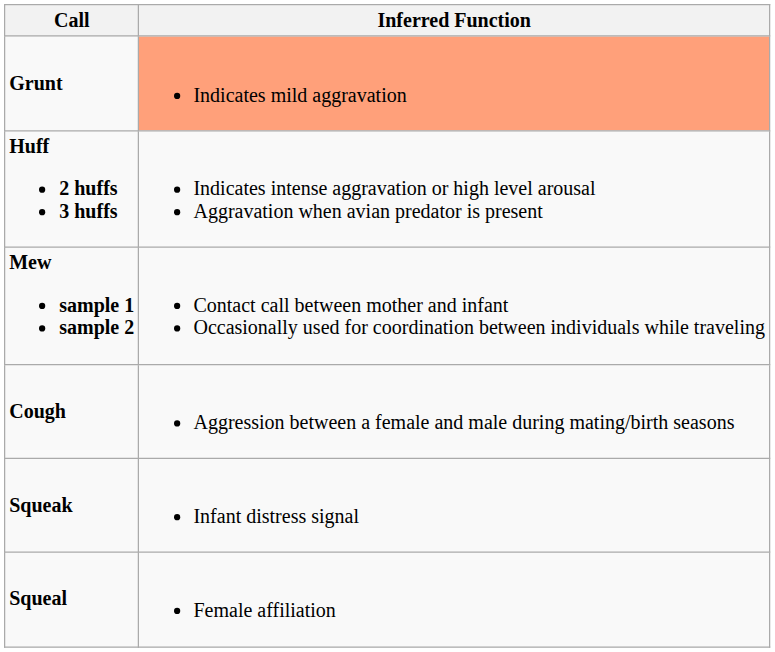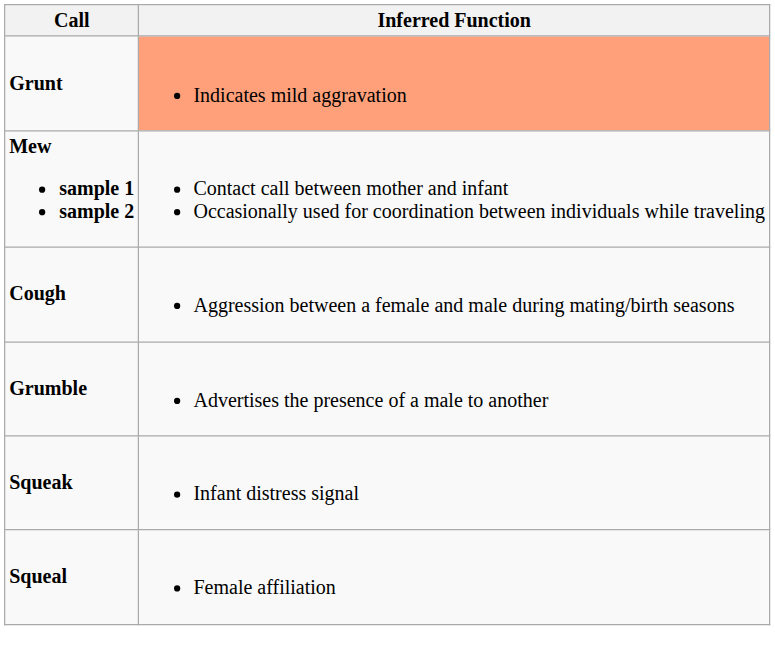- row: (72, 179)
+ row: (48, 388)
